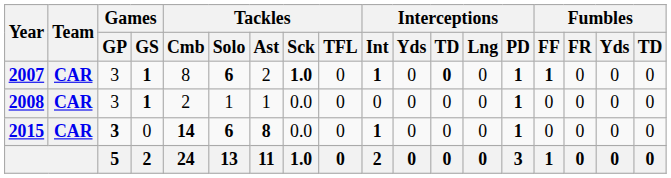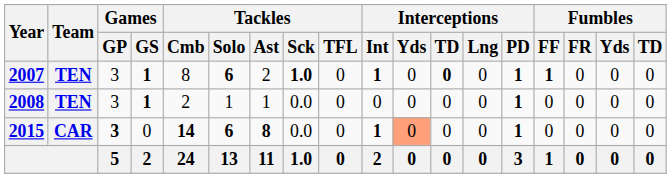(73, 74) CAR -> (73, 74) TEN
(73, 103) CAR -> (73, 103) TEN
(412, 131) no background -> (412, 131) lightsalmon background
